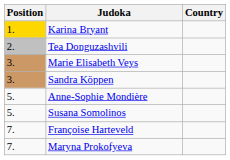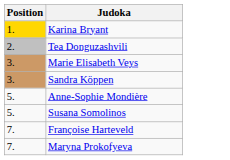- column: (204, 12)
